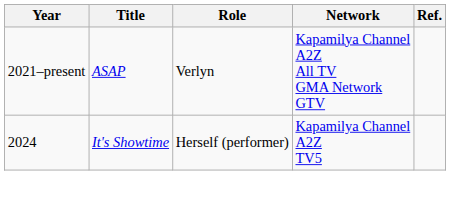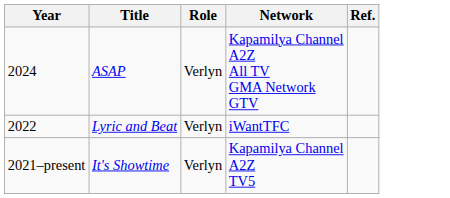(47, 71) 2021–present -> (22, 71) 2024
+ row: (135, 126)
(22, 142) 2024 -> (47, 165) 2021–present
(232, 142) Herself (performer) -> (203, 165) Verlyn
